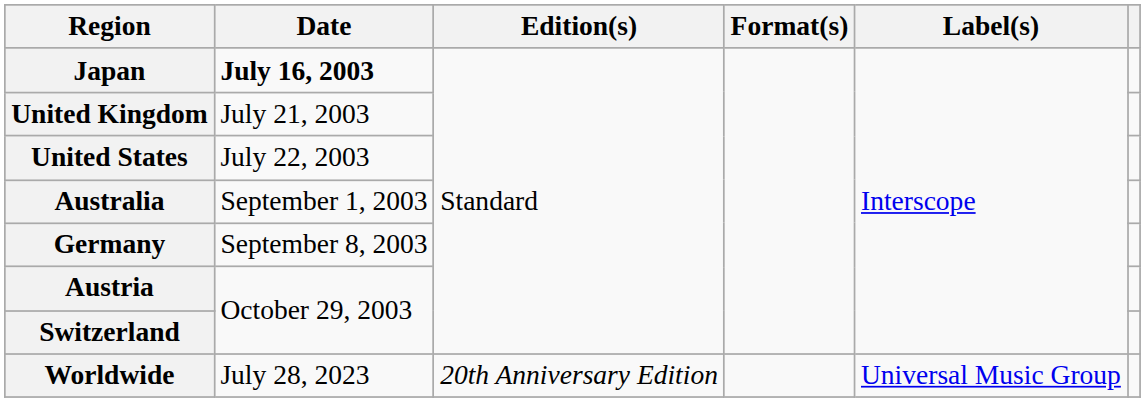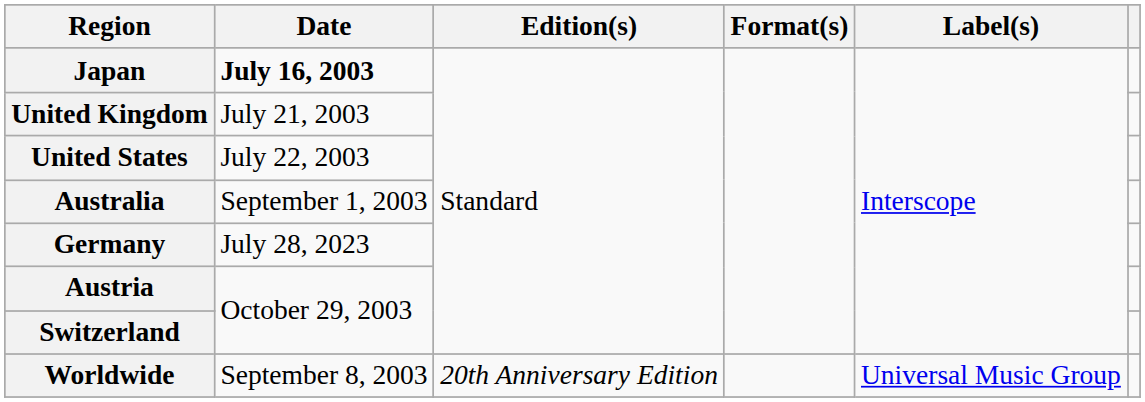(324, 244) September 8, 2003 -> (295, 244) July 28, 2023
(295, 375) July 28, 2023 -> (324, 375) September 8, 2003
